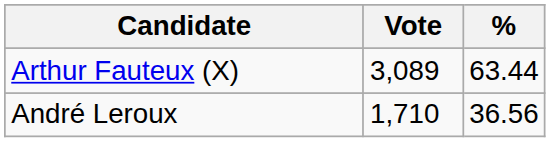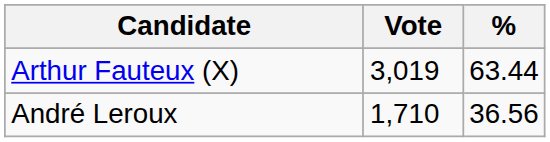(405, 70) 3,089 -> (405, 70) 3,019
